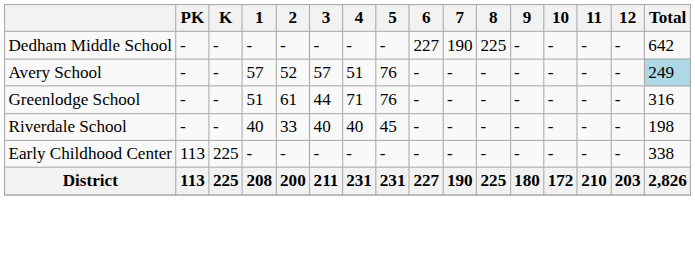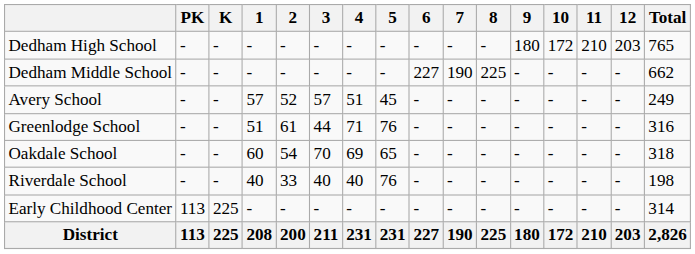+ row: (83, 45)
(661, 45) 642 -> (661, 72) 662
(388, 72) 76 -> (388, 99) 45
(661, 72) lightblue background -> (661, 99) no background
+ row: (63, 153)
(388, 126) 45 -> (388, 180) 76
(661, 153) 338 -> (661, 208) 314
